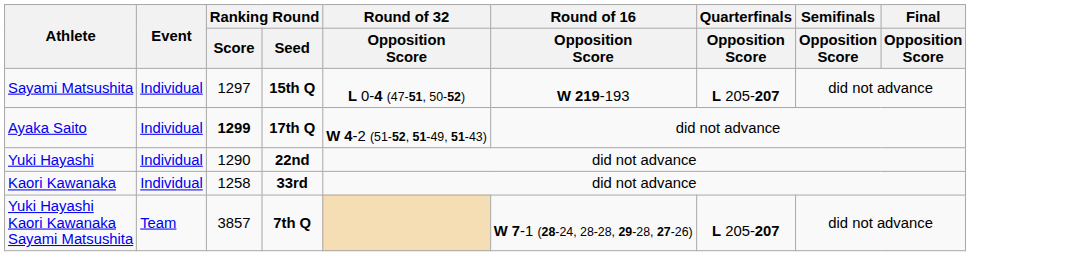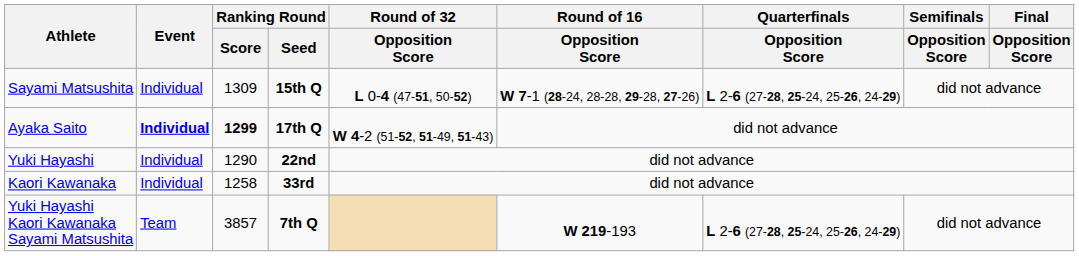(234, 88) 1297 -> (241, 88) 1309
(593, 96) W 219-193 -> (600, 96) W 7-1 (28-24, 28-28, 29-28, 27-26)
(746, 96) L 205-207 -> (803, 96) L 2-6 (27-28, 25-24, 25-26, 24-29)
(171, 128) normal -> (175, 128) bold
(593, 231) W 7-1 (28-24, 28-28, 29-28, 27-26) -> (600, 231) W 219-193
(746, 231) L 205-207 -> (803, 231) L 2-6 (27-28, 25-24, 25-26, 24-29)
